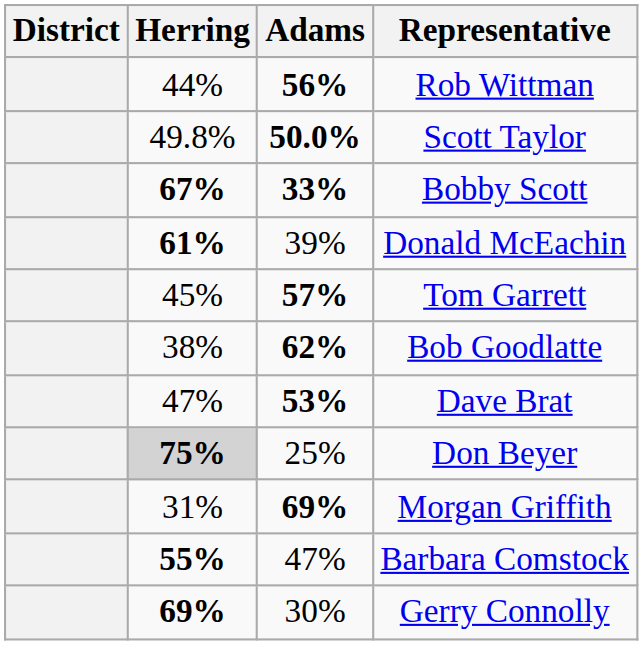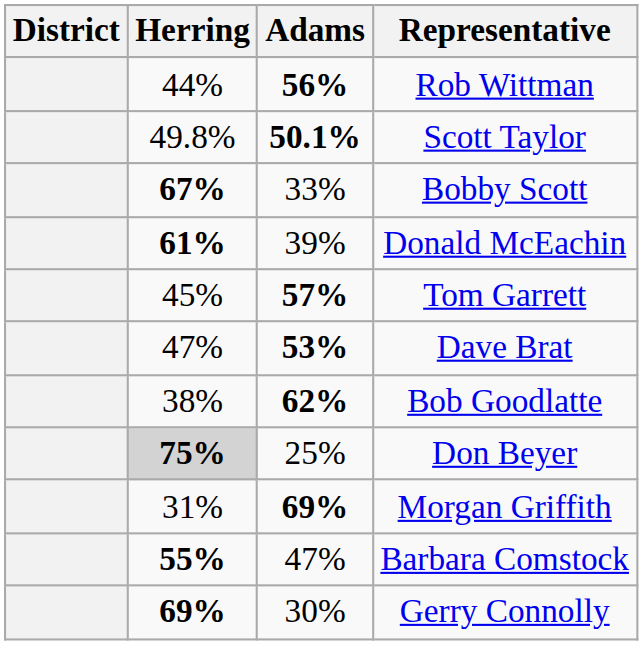(315, 136) 50.0% -> (315, 136) 50.1%
(315, 189) bold -> (315, 189) normal
rows swapped: (505, 347) <-> (505, 400)
